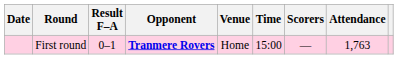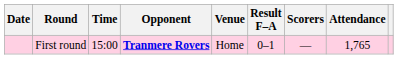columns swapped: (269, 20) <-> (107, 20)
(357, 44) 1,763 -> (357, 44) 1,765
